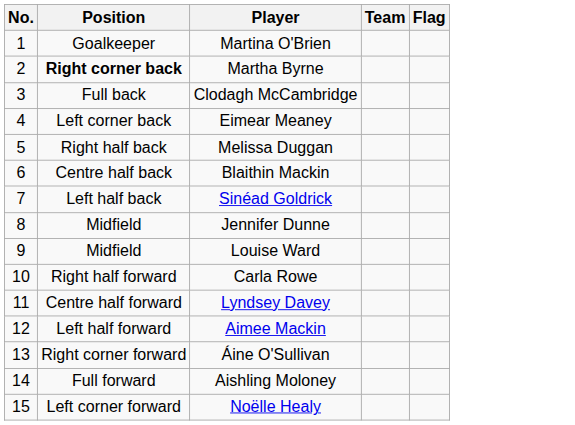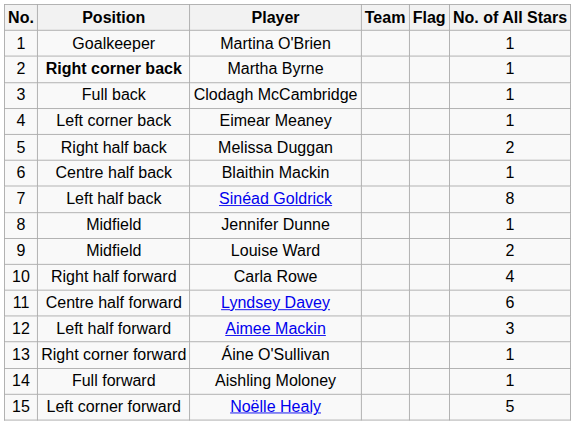+ column: (510, 17)
